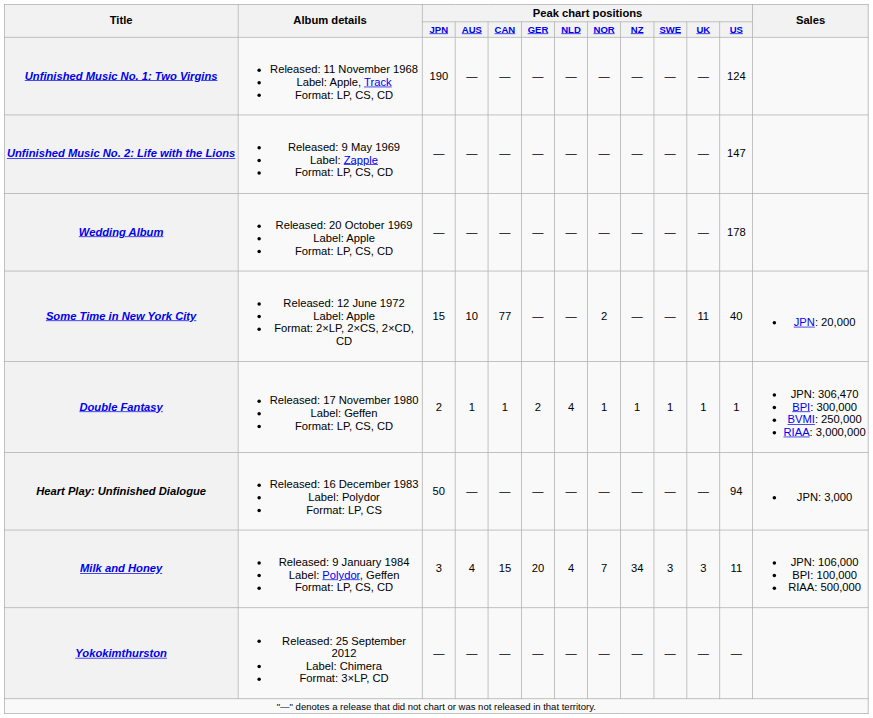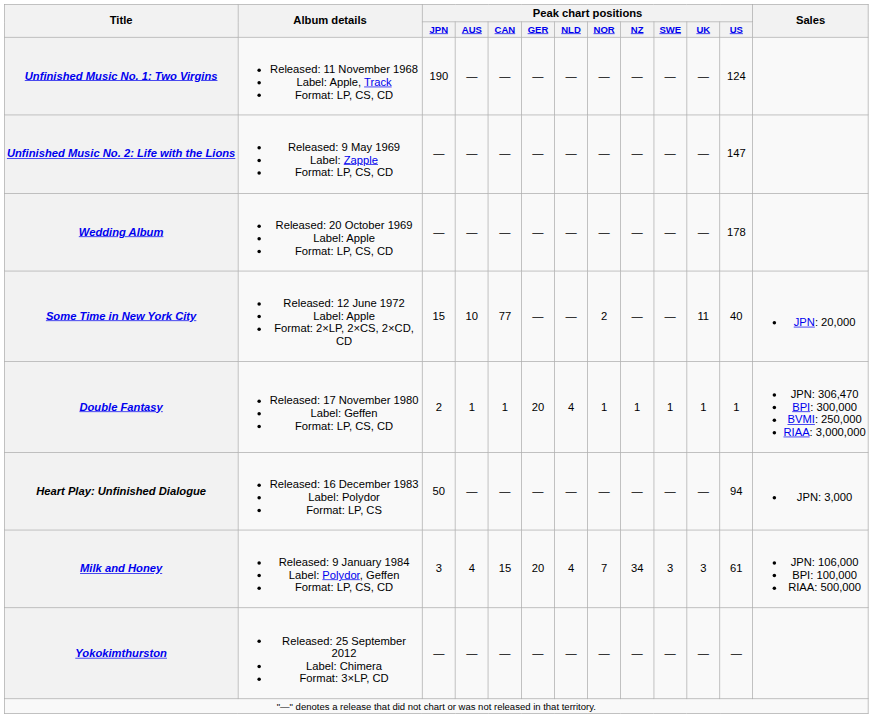(538, 406) 2 -> (538, 406) 20
(736, 569) 11 -> (736, 569) 61
